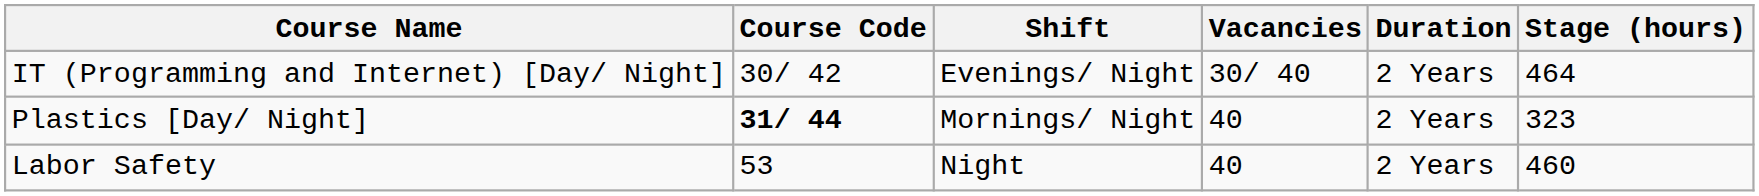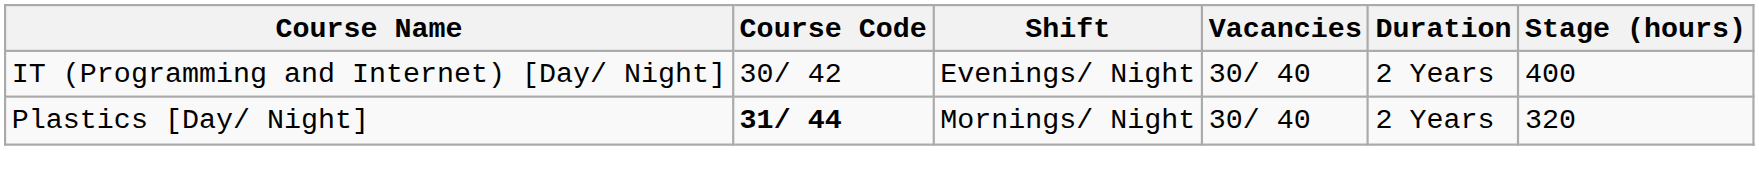(1550, 74) 464 -> (1550, 74) 400
(1226, 121) 40 -> (1260, 121) 30/ 40
(1550, 121) 323 -> (1550, 121) 320
- row: (114, 167)
